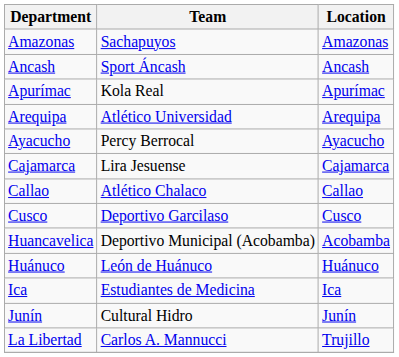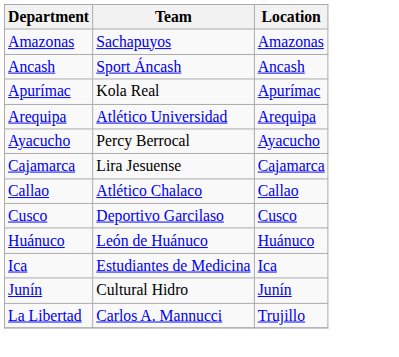- row: (51, 240)
